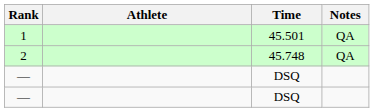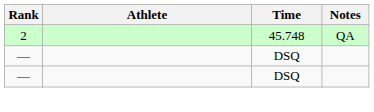- row: (24, 35)
